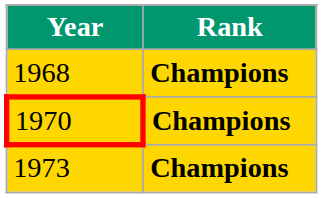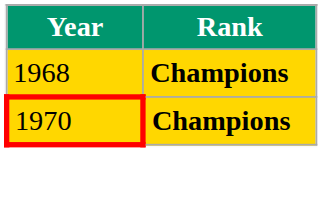- row: (42, 168)
